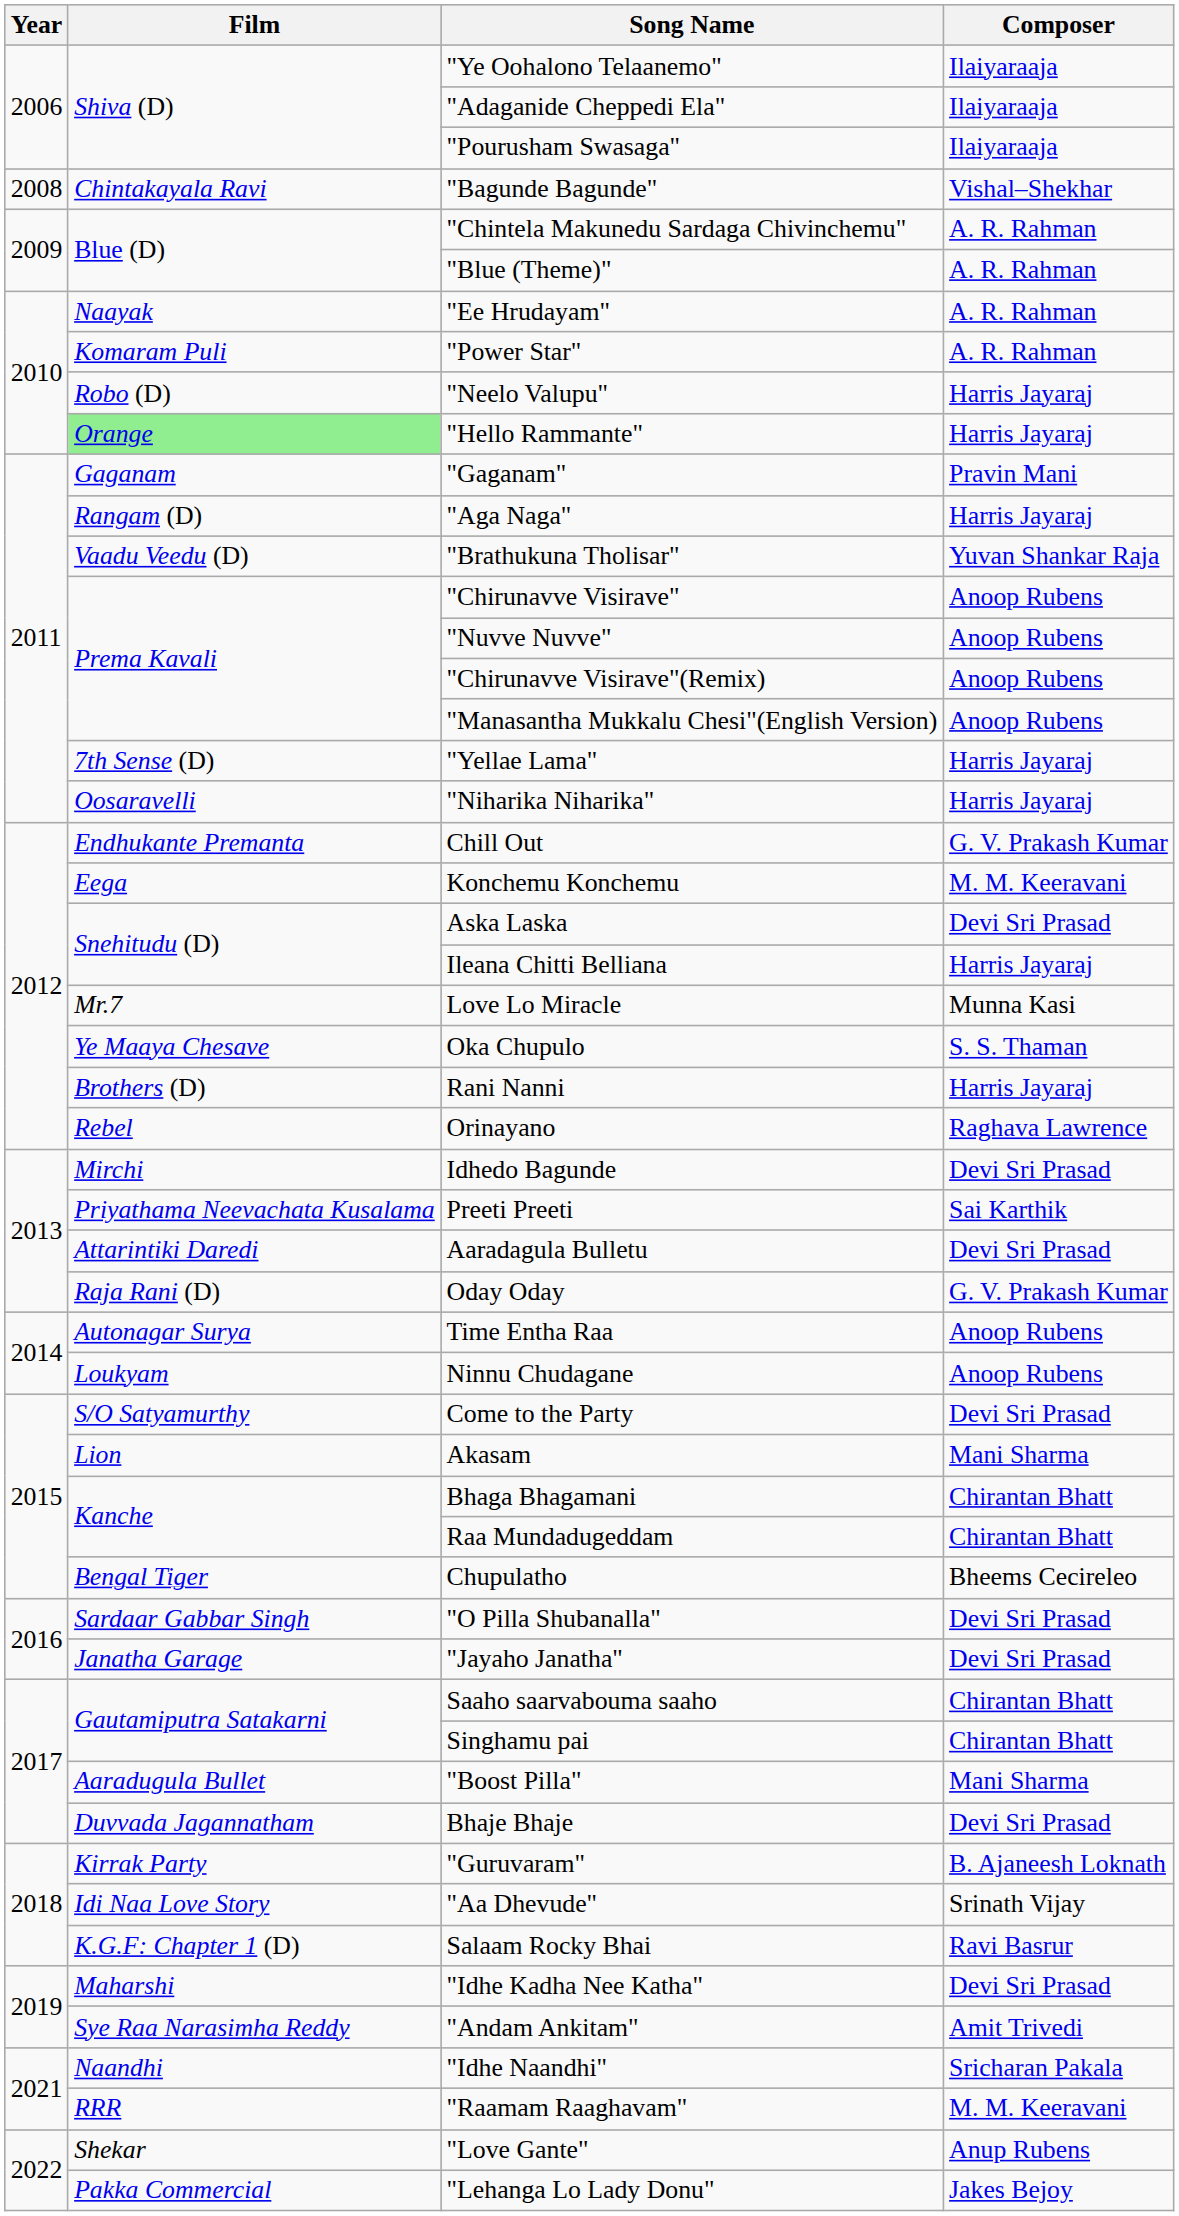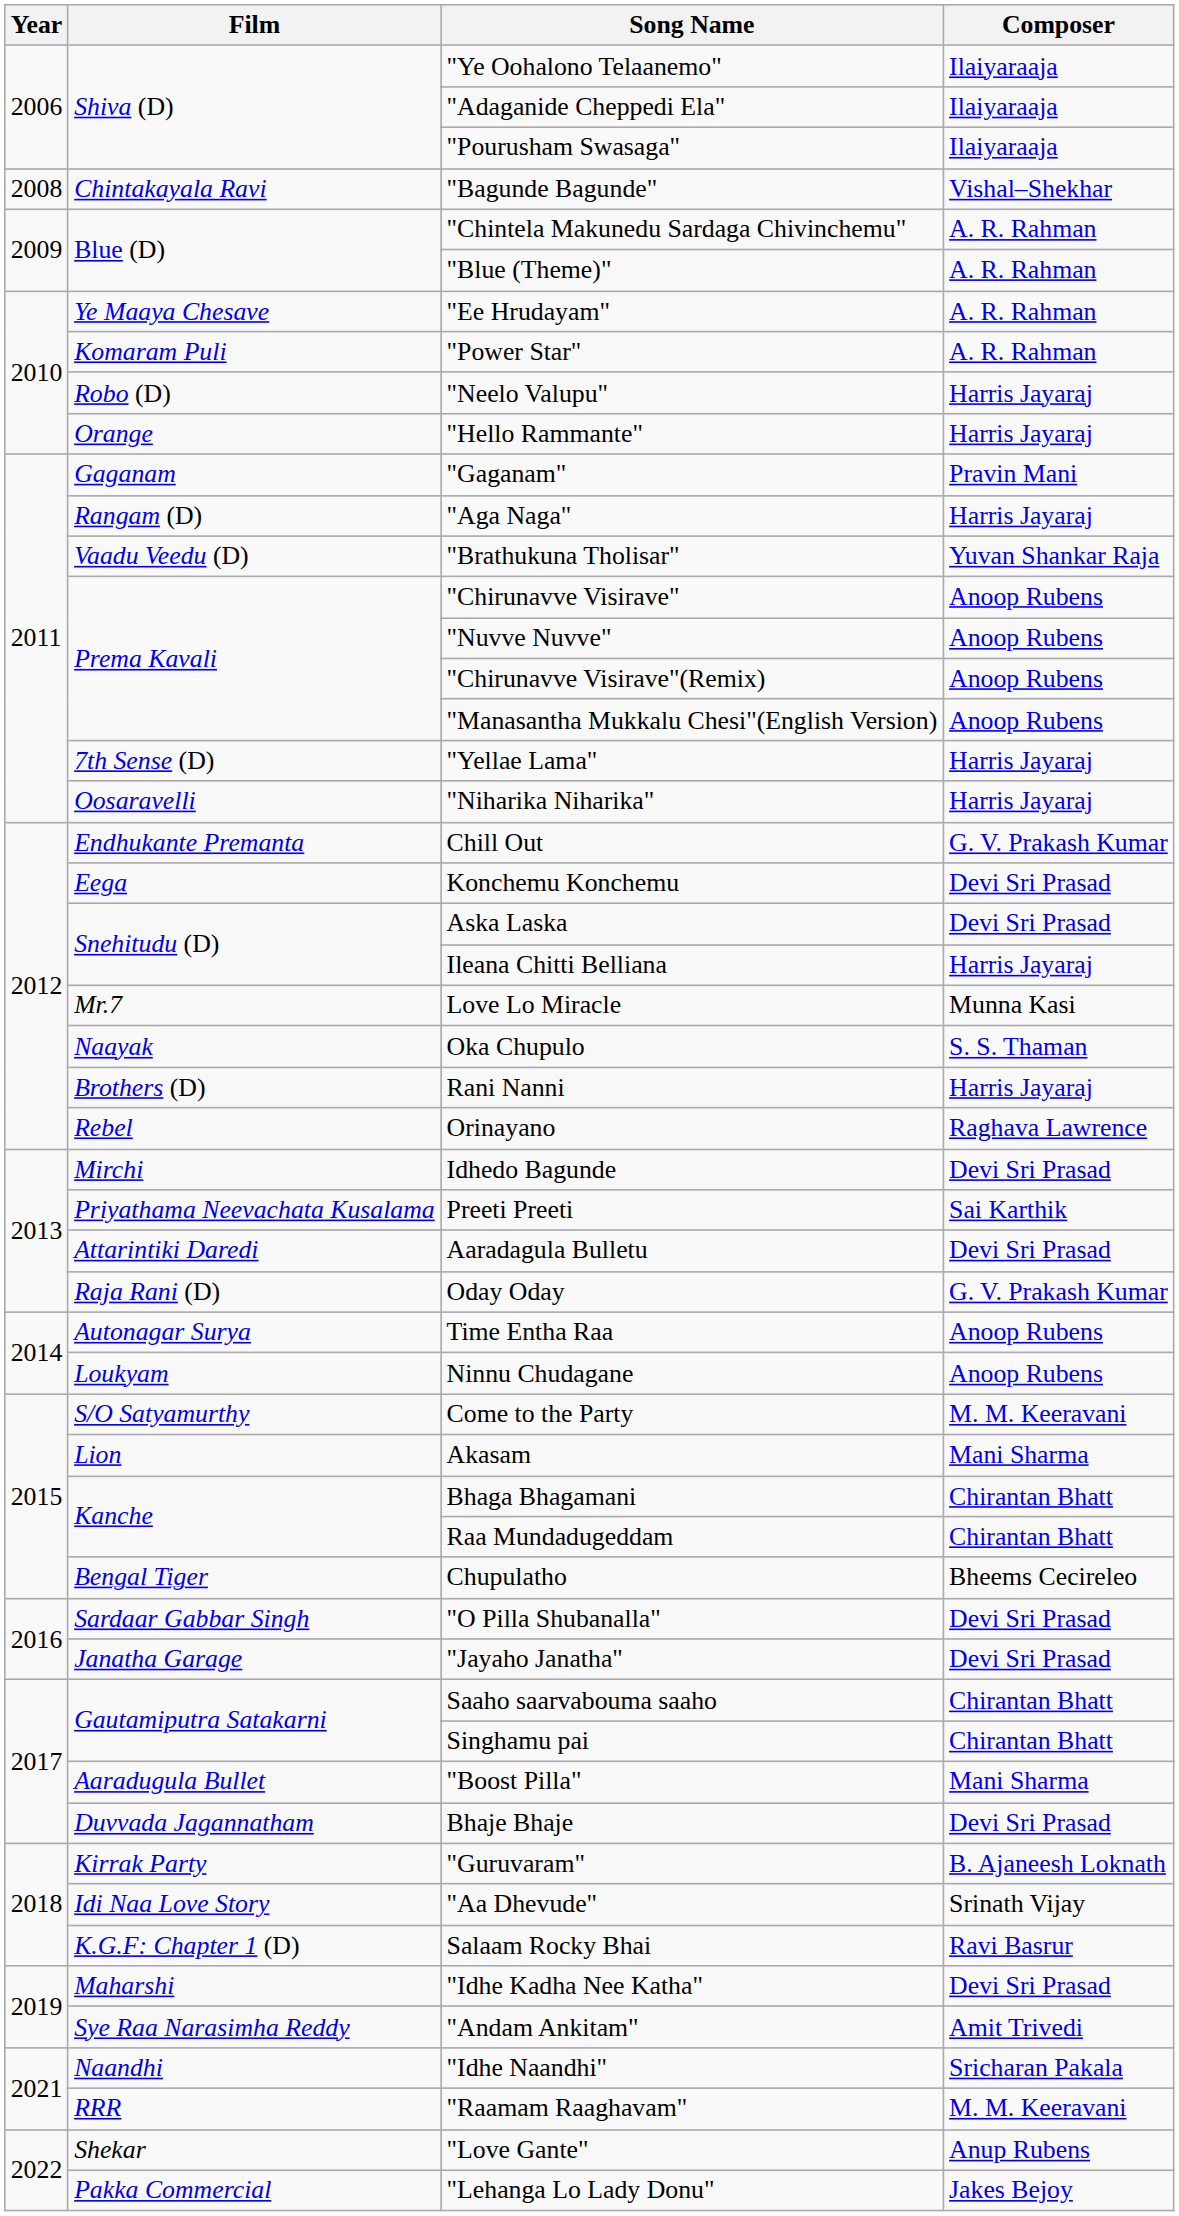(113, 310) Naayak -> (172, 310) Ye Maaya Chesave
(113, 433) lightgreen background -> (113, 433) no background
(1038, 882) M. M. Keeravani -> (1030, 882) Devi Sri Prasad
(172, 1046) Ye Maaya Chesave -> (113, 1046) Naayak
(1030, 1413) Devi Sri Prasad -> (1038, 1413) M. M. Keeravani
